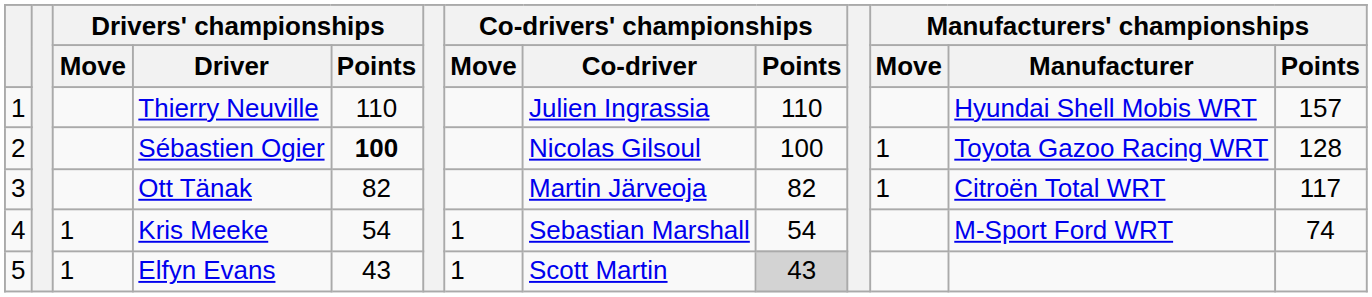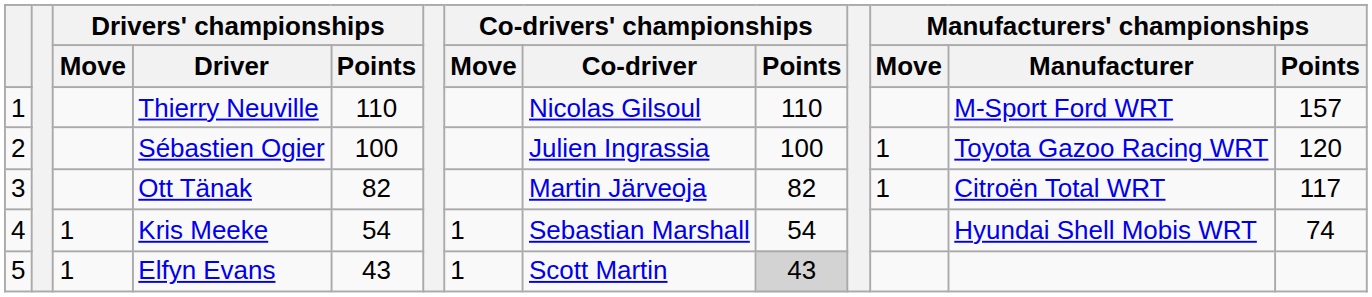(619, 107) Julien Ingrassia -> (615, 107) Nicolas Gilsoul
(1106, 107) Hyundai Shell Mobis WRT -> (1064, 107) M-Sport Ford WRT
(377, 148) bold -> (377, 148) normal
(615, 148) Nicolas Gilsoul -> (619, 148) Julien Ingrassia
(1320, 148) 128 -> (1320, 148) 120
(1064, 230) M-Sport Ford WRT -> (1106, 230) Hyundai Shell Mobis WRT
